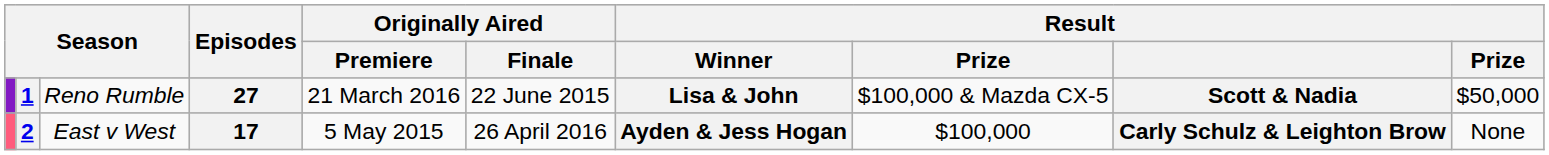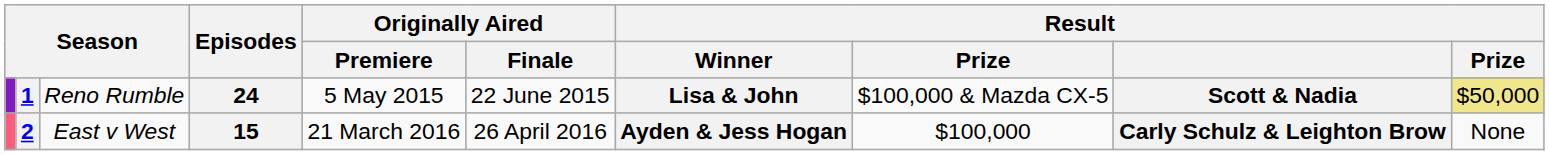(246, 96) 27 -> (246, 96) 24
(384, 96) 21 March 2016 -> (384, 96) 5 May 2015
(1498, 96) no background -> (1498, 96) khaki background
(246, 132) 17 -> (246, 132) 15
(384, 132) 5 May 2015 -> (384, 132) 21 March 2016
